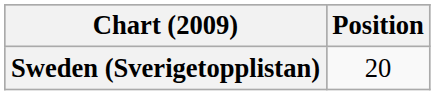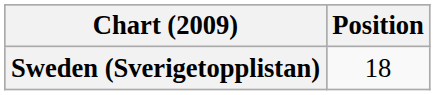(378, 67) 20 -> (378, 67) 18
